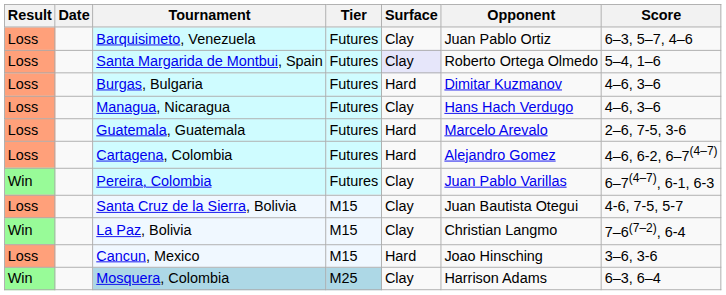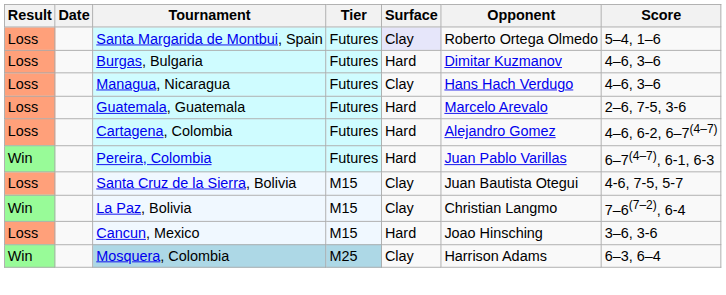- row: (176, 38)
(399, 181) Clay -> (401, 158) Hard
